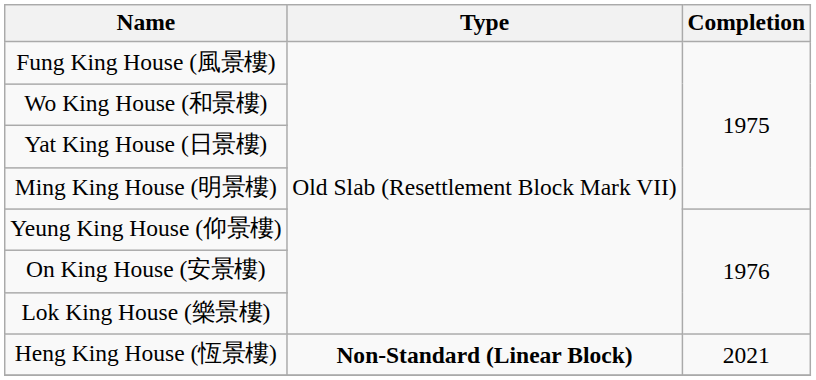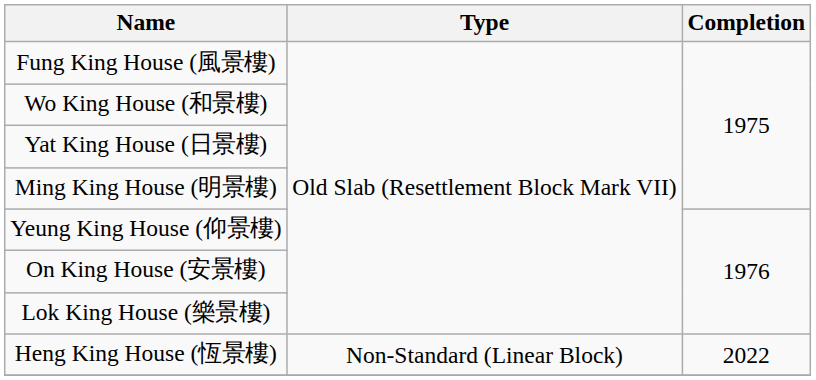(484, 354) bold -> (484, 354) normal
(746, 354) 2021 -> (746, 354) 2022
